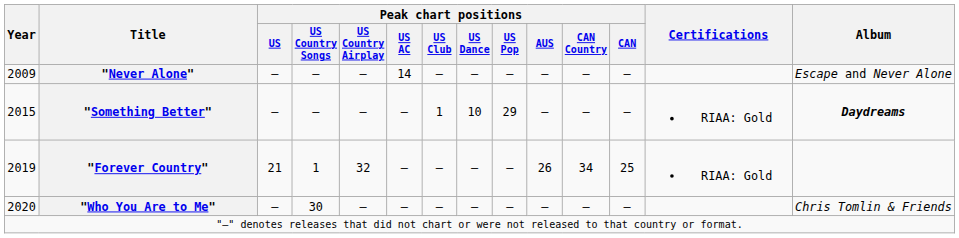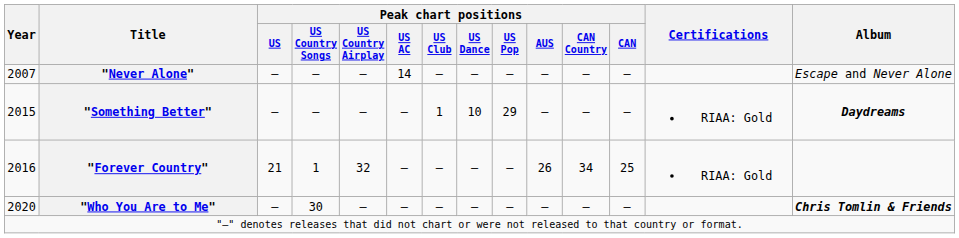(22, 74) 2009 -> (22, 74) 2007
(22, 168) 2019 -> (22, 168) 2016
(873, 206) normal -> (873, 206) bold
